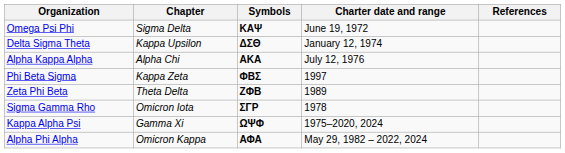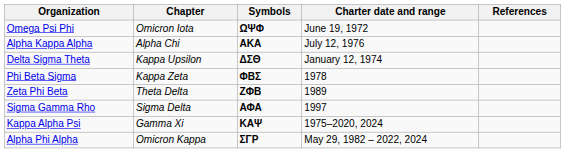(163, 28) Sigma Delta -> (165, 28) Omicron Iota
(251, 28) ΚΑΨ -> (252, 28) ΩΨΦ
rows swapped: (48, 44) <-> (50, 60)
(315, 76) 1997 -> (315, 76) 1978
(165, 108) Omicron Iota -> (163, 108) Sigma Delta
(249, 108) ΣΓΡ -> (251, 108) ΑΦΑ
(315, 108) 1978 -> (315, 108) 1997
(252, 124) ΩΨΦ -> (251, 124) ΚΑΨ
(251, 140) ΑΦΑ -> (249, 140) ΣΓΡ
